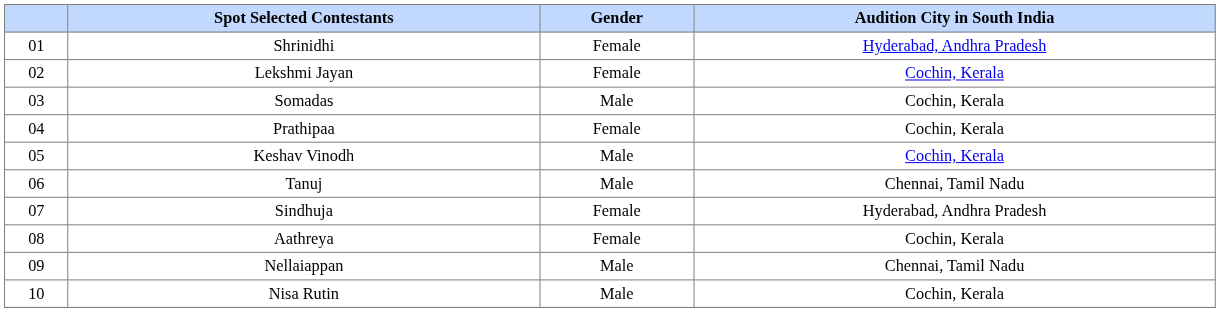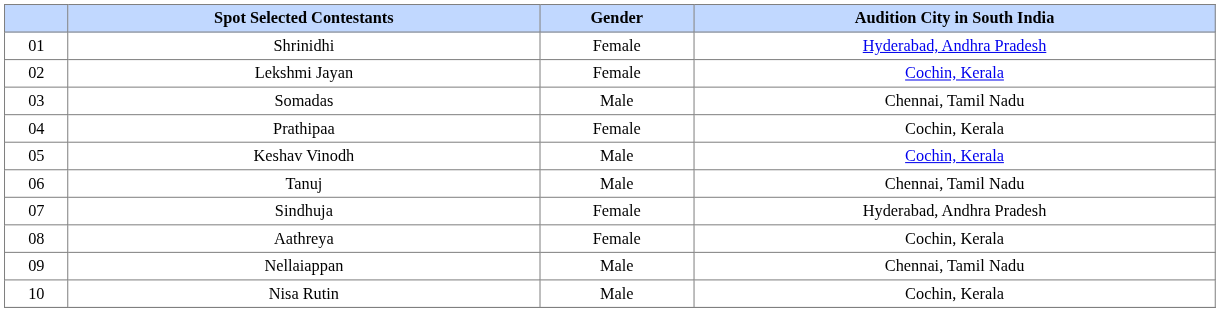(955, 100) Cochin, Kerala -> (955, 100) Chennai, Tamil Nadu
